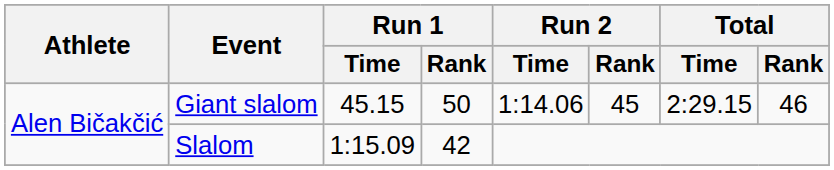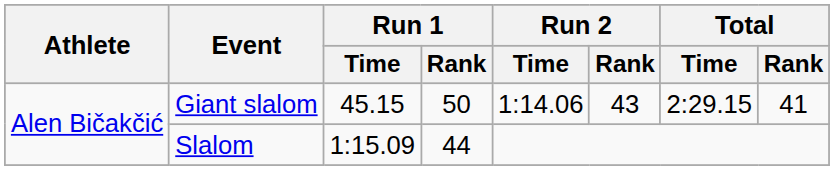(625, 104) 45 -> (625, 104) 43
(793, 104) 46 -> (793, 104) 41
(457, 145) 42 -> (457, 145) 44
